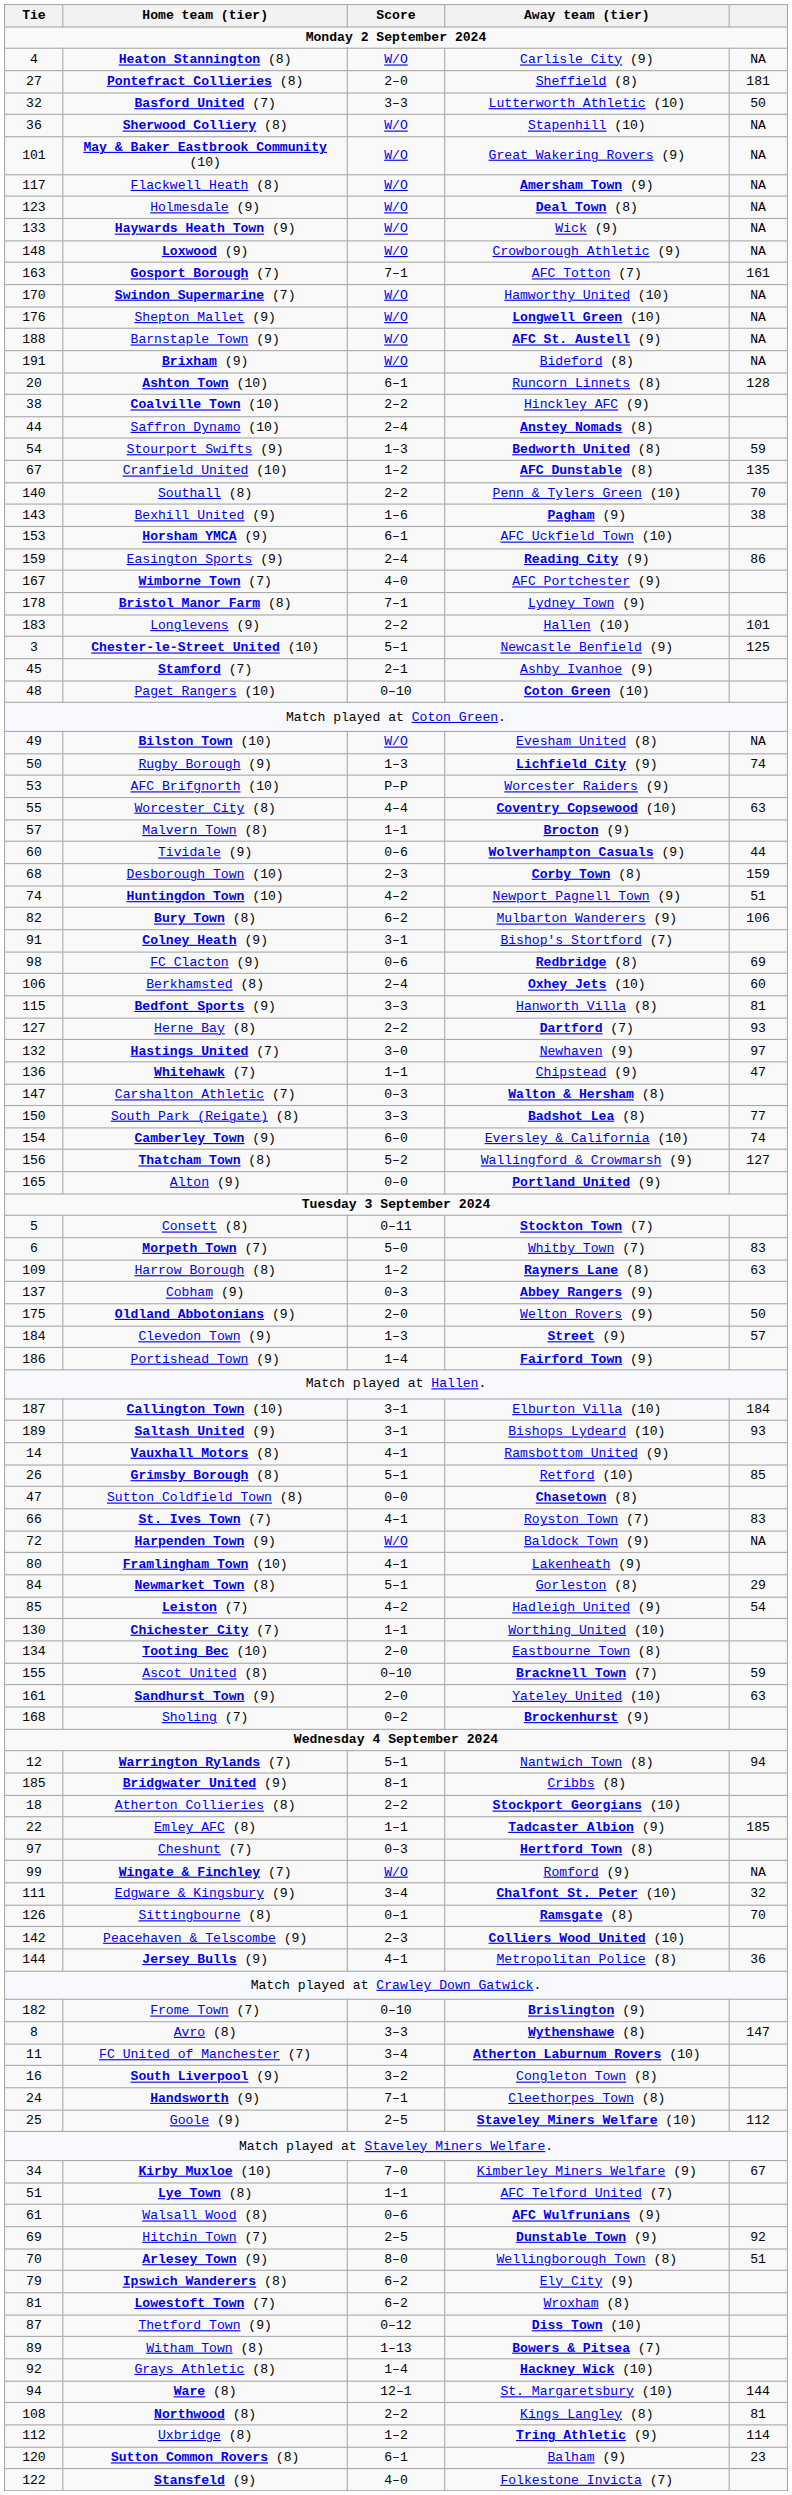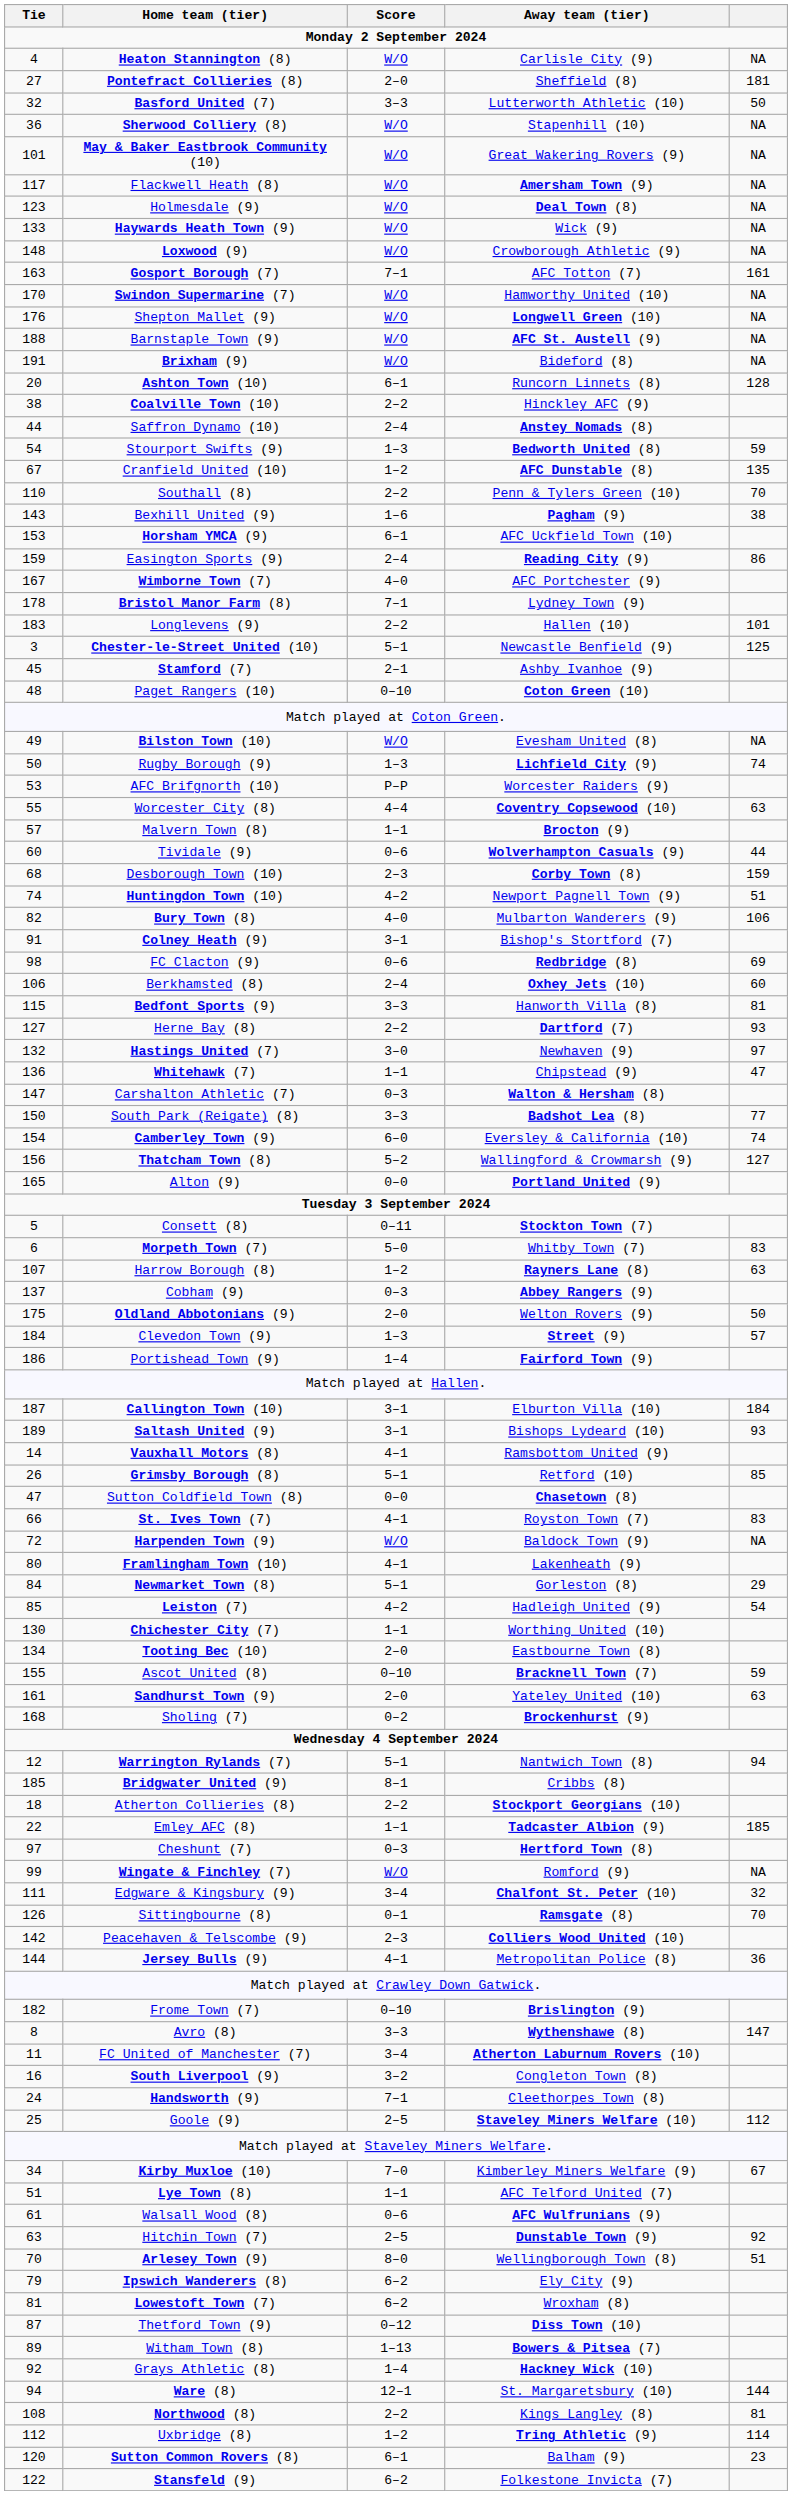(34, 493) 140 -> (34, 493) 110
(396, 918) 6–2 -> (396, 918) 4–0
(34, 1270) 109 -> (34, 1270) 107
(34, 2237) 69 -> (34, 2237) 63
(396, 2479) 4–0 -> (396, 2479) 6–2
